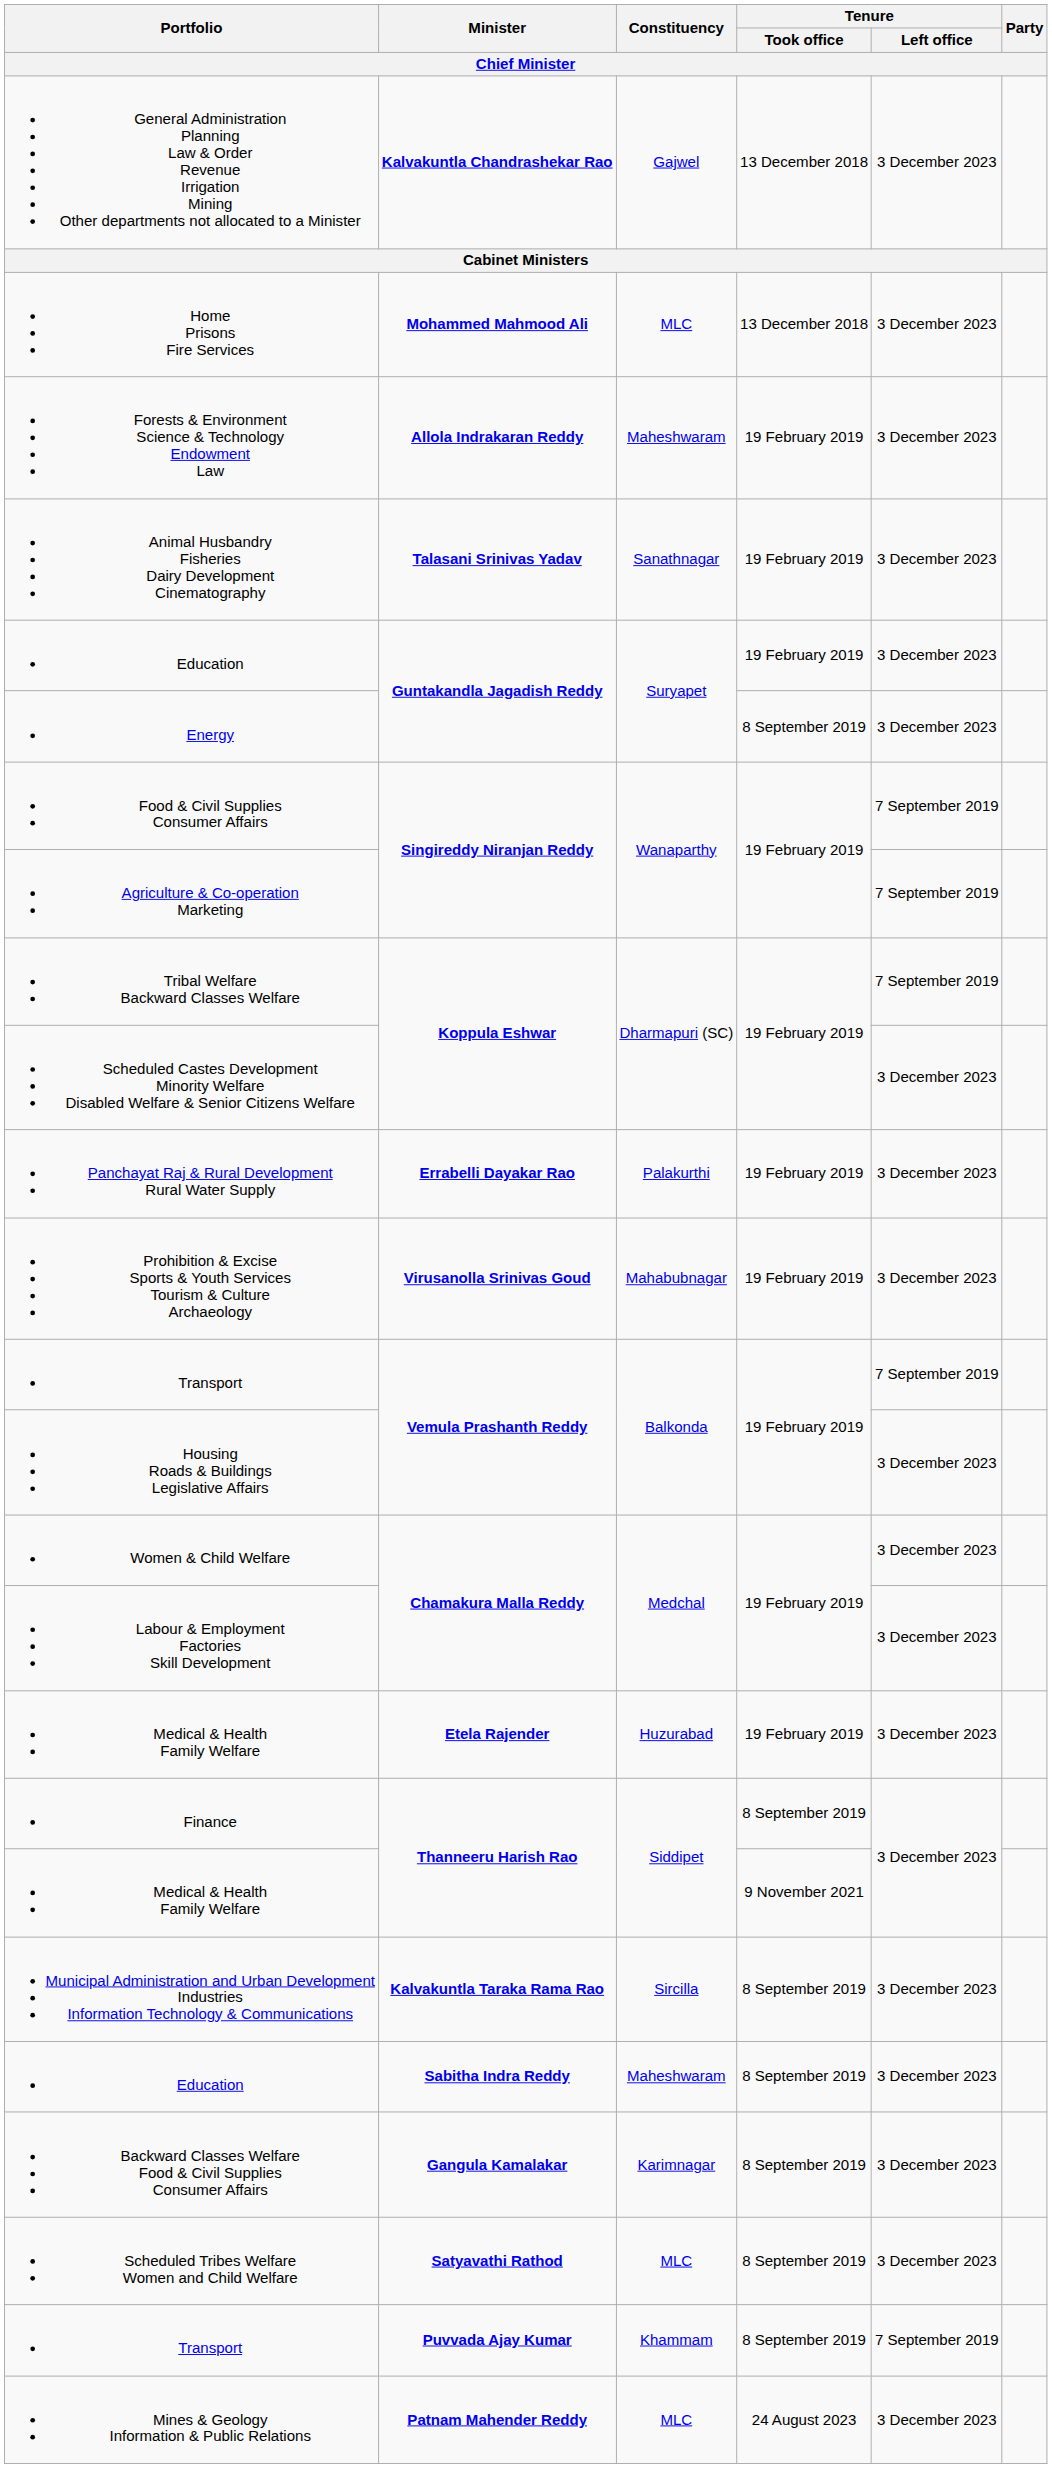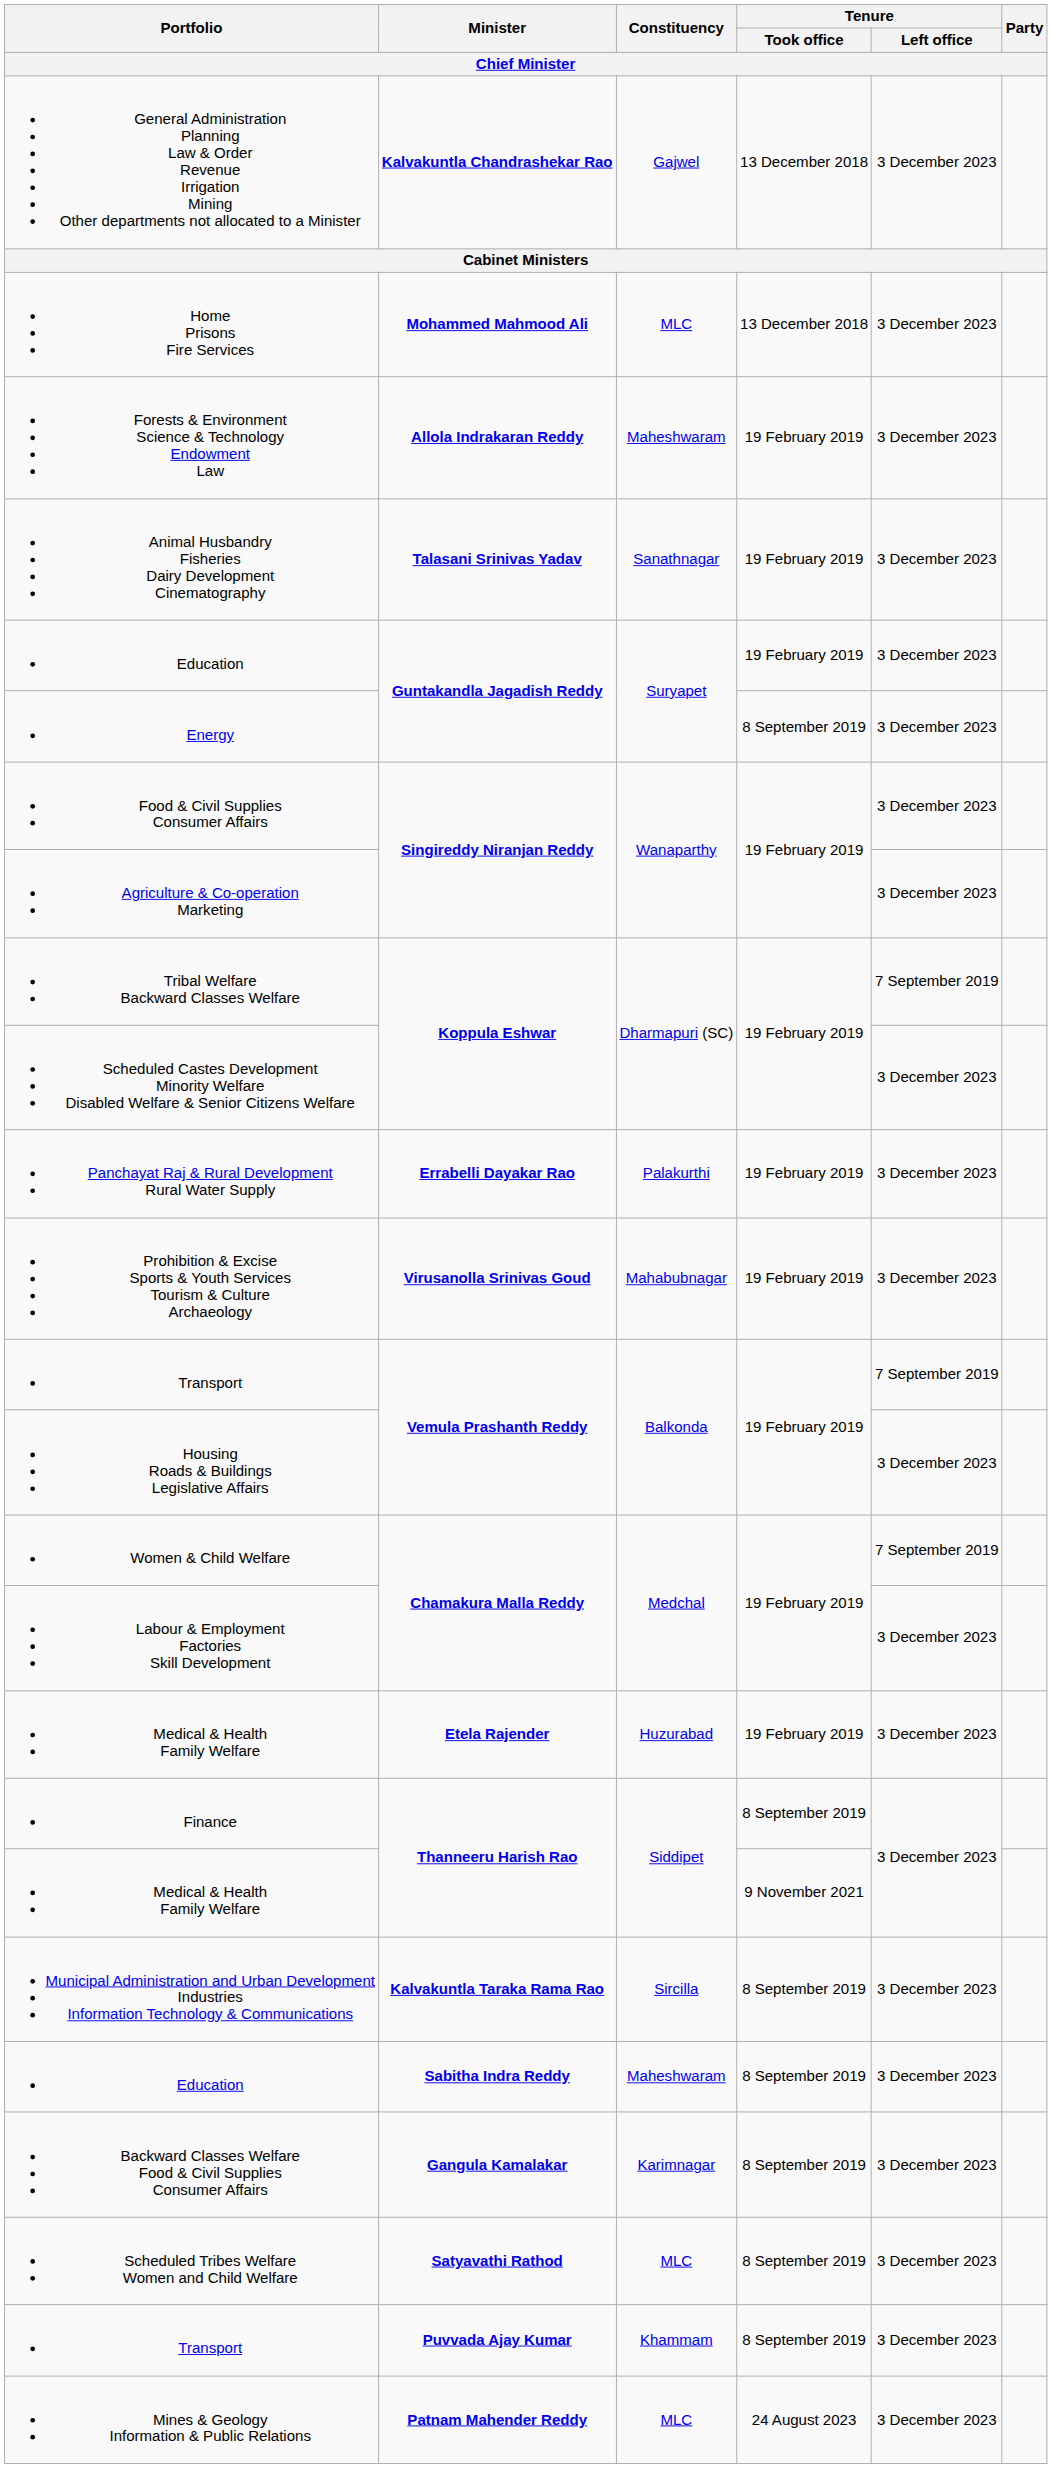(937, 805) 7 September 2019 -> (937, 805) 3 December 2023
(937, 893) 7 September 2019 -> (937, 893) 3 December 2023
(937, 1550) 3 December 2023 -> (937, 1550) 7 September 2019
(937, 2340) 7 September 2019 -> (937, 2340) 3 December 2023
